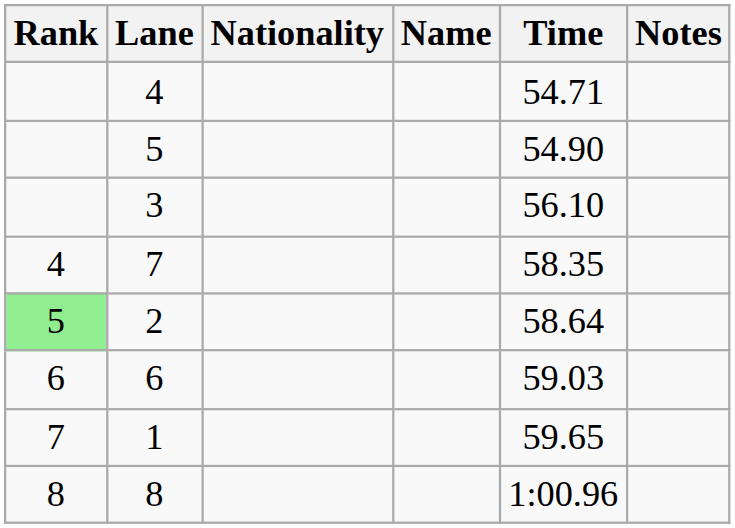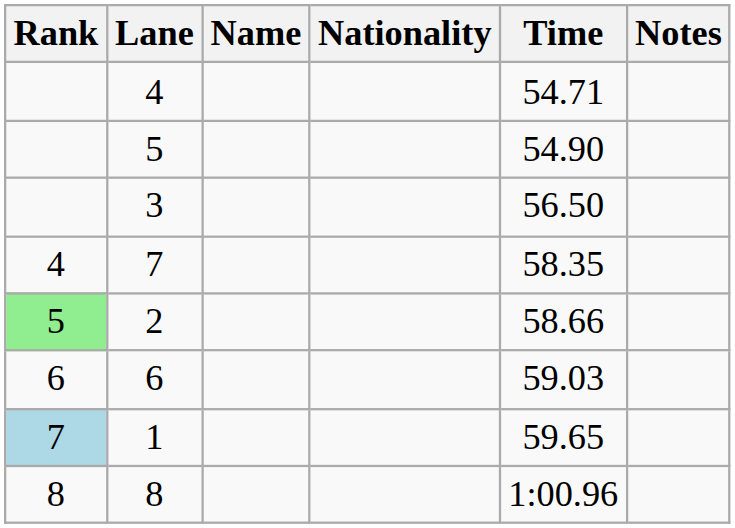columns swapped: (446, 33) <-> (297, 33)
(563, 206) 56.10 -> (563, 206) 56.50
(563, 321) 58.64 -> (563, 321) 58.66
(56, 436) no background -> (56, 436) lightblue background
